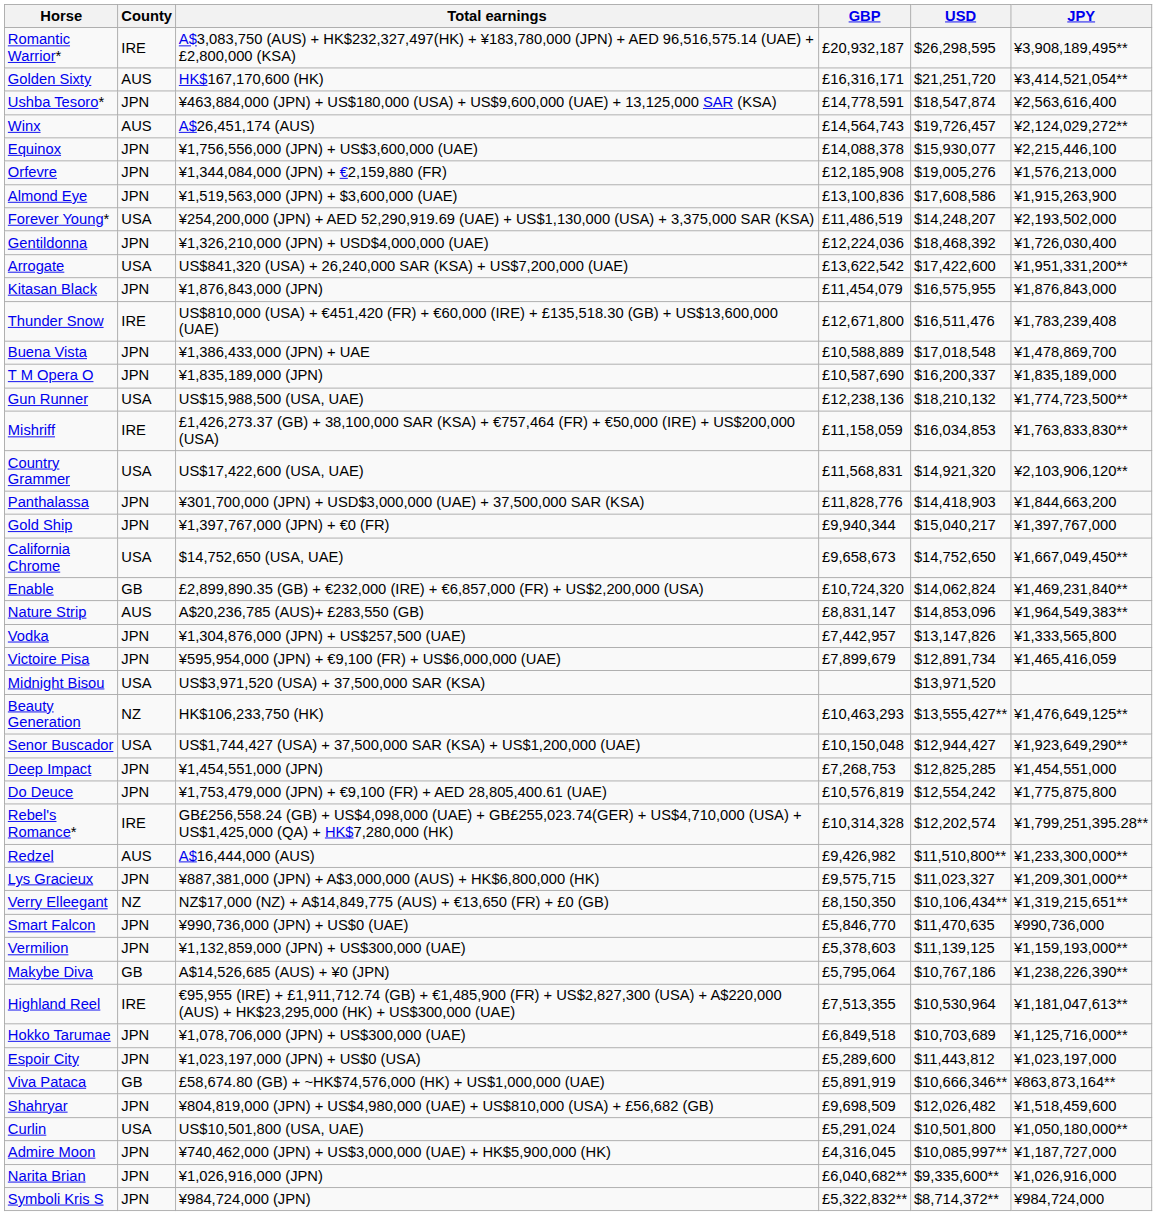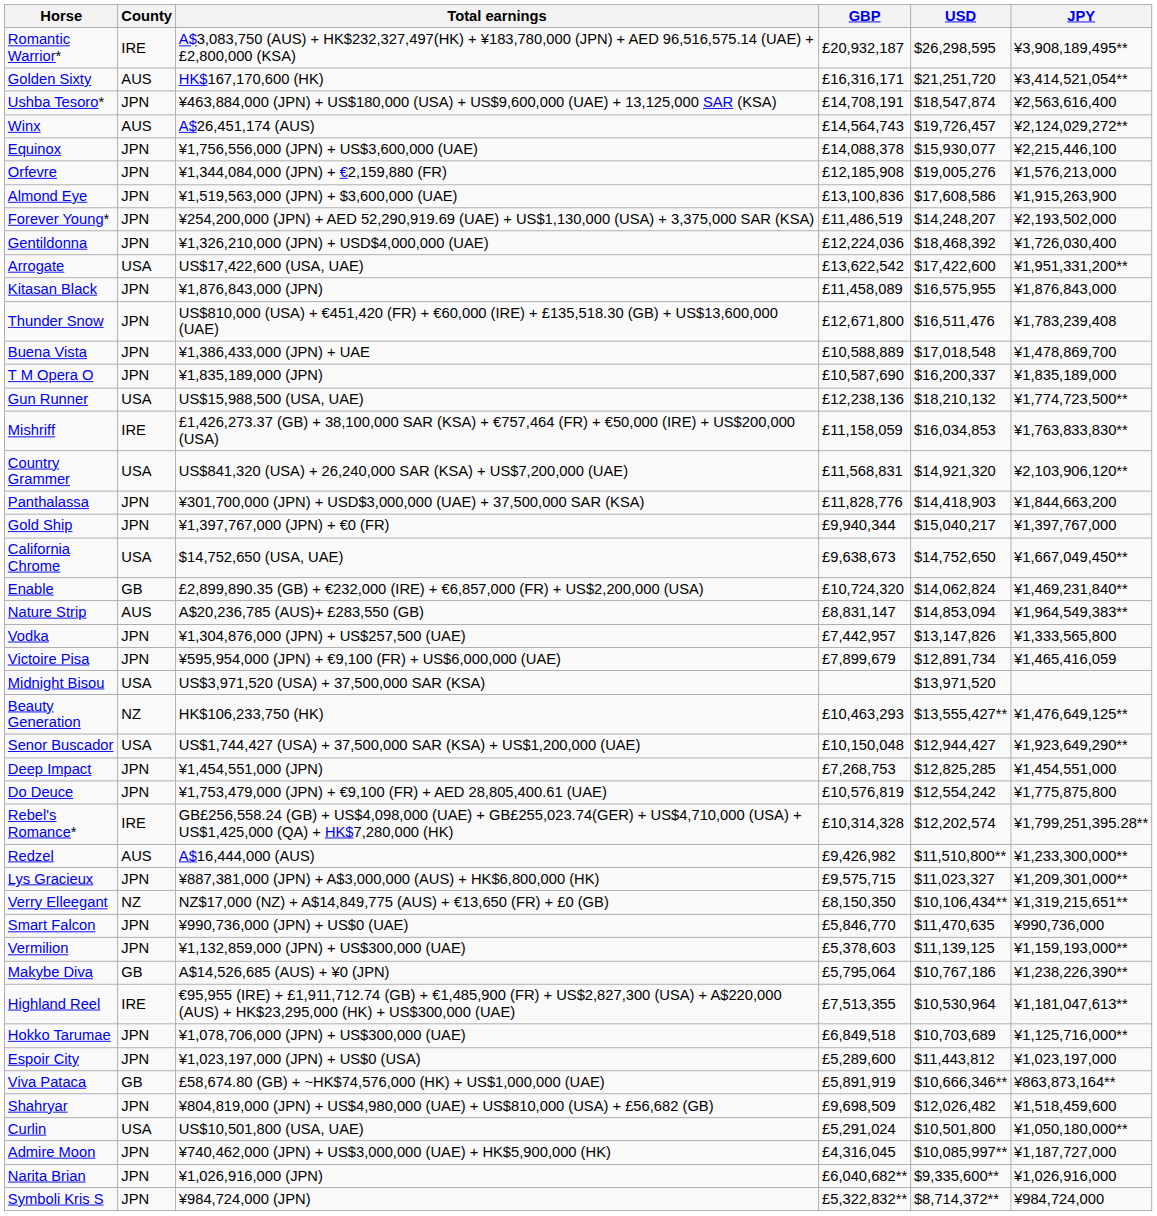(863, 102) £14,778,591 -> (863, 102) £14,708,191
(136, 219) USA -> (135, 219) JPN
(403, 266) US$841,320 (USA) + 26,240,000 SAR (KSA) + US$7,200,000 (UAE) -> (271, 266) US$17,422,600 (USA, UAE)
(862, 289) £11,454,079 -> (862, 289) £11,458,089
(134, 321) IRE -> (135, 321) JPN
(271, 470) US$17,422,600 (USA, UAE) -> (403, 470) US$841,320 (USA) + 26,240,000 SAR (KSA) + US$7,200,000 (UAE)
(859, 557) £9,658,673 -> (859, 557) £9,638,673
(955, 612) $14,853,096 -> (955, 612) $14,853,094
